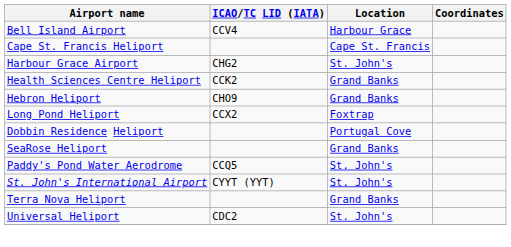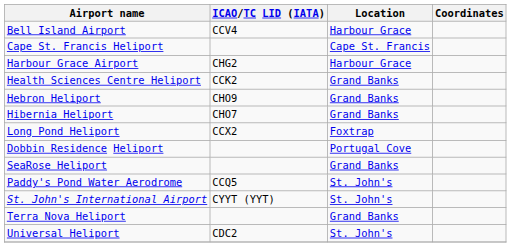(361, 64) St. John's -> (371, 64) Harbour Grace
+ row: (60, 115)
